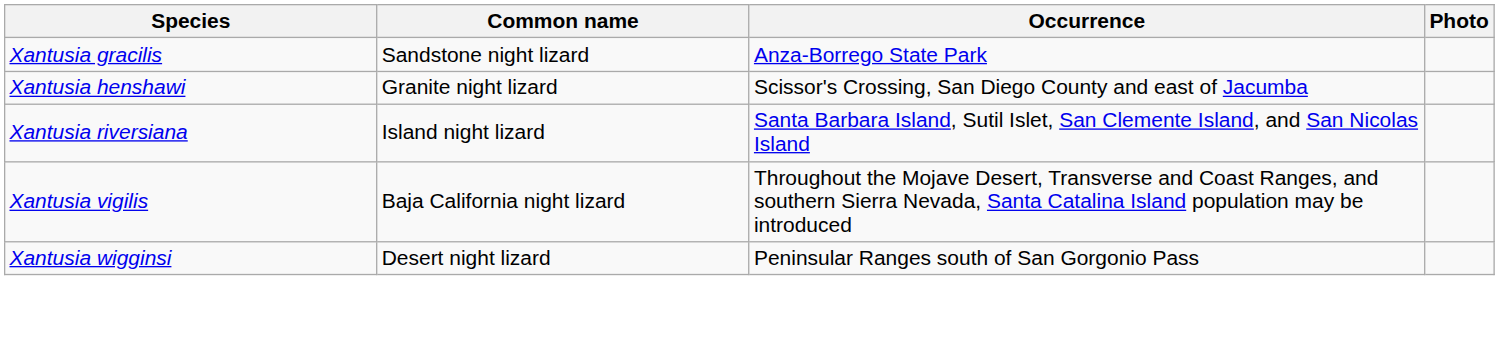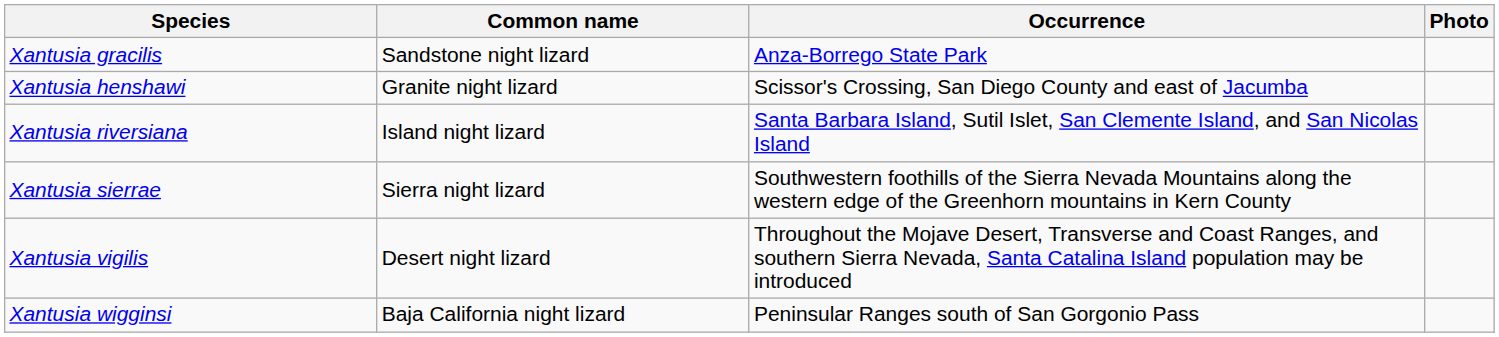+ row: (85, 189)
(503, 201) Baja California night lizard -> (466, 258) Desert night lizard
(466, 258) Desert night lizard -> (503, 314) Baja California night lizard
